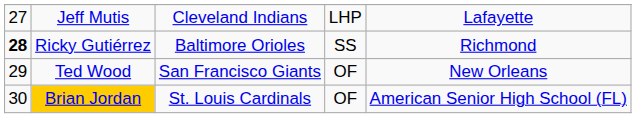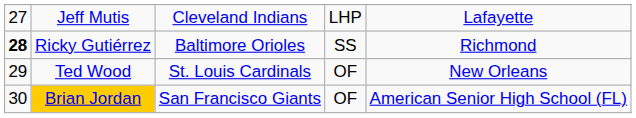(240, 71) San Francisco Giants -> (240, 71) St. Louis Cardinals
(240, 98) St. Louis Cardinals -> (240, 98) San Francisco Giants
